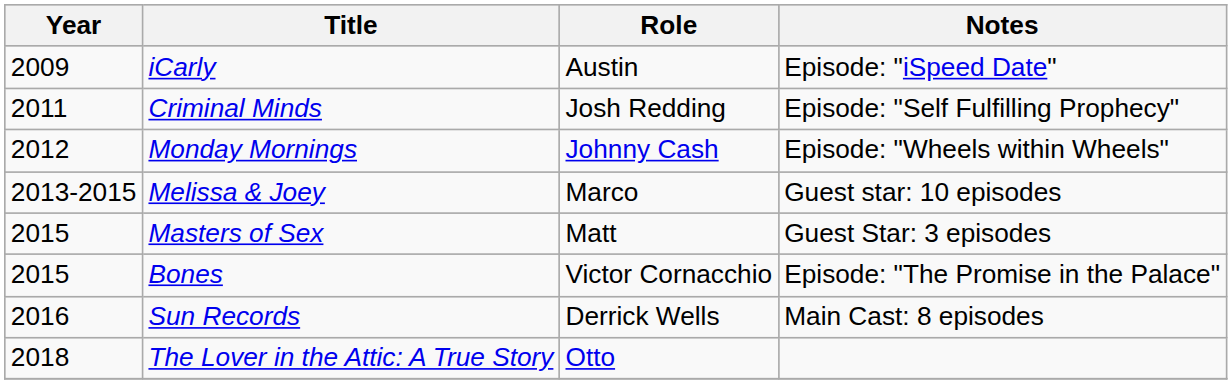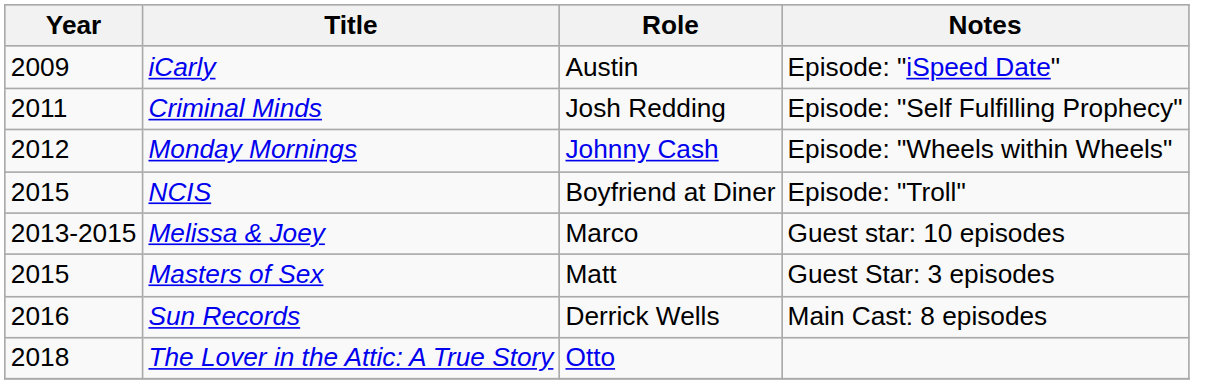+ row: (180, 191)
- row: (186, 274)
